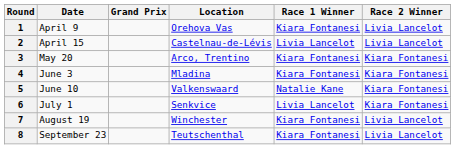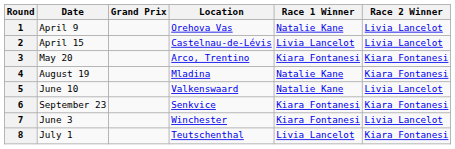(318, 28) Kiara Fontanesi -> (310, 28) Natalie Kane
(56, 74) June 3 -> (64, 74) August 19
(318, 74) Kiara Fontanesi -> (310, 74) Natalie Kane
(407, 90) Kiara Fontanesi -> (404, 90) Livia Lancelot
(56, 105) July 1 -> (73, 105) September 23
(315, 105) Livia Lancelot -> (318, 105) Kiara Fontanesi
(64, 120) August 19 -> (56, 120) June 3
(73, 136) September 23 -> (56, 136) July 1
(318, 136) Kiara Fontanesi -> (315, 136) Livia Lancelot
(404, 136) Livia Lancelot -> (407, 136) Kiara Fontanesi
